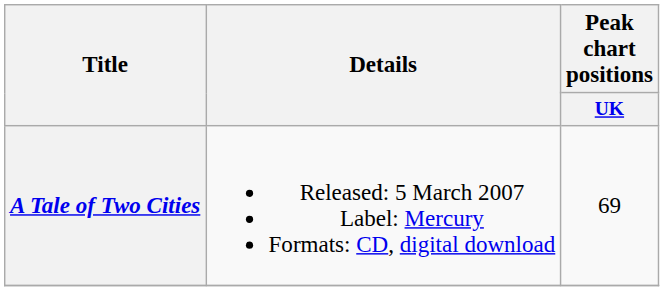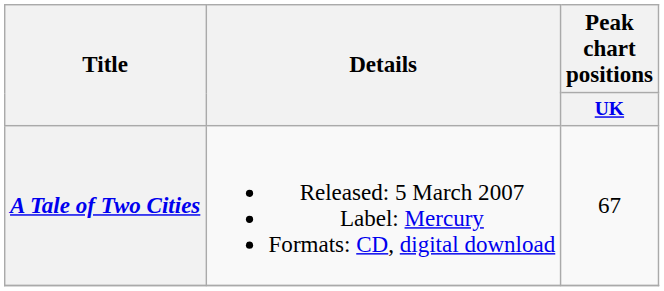(609, 205) 69 -> (609, 205) 67
